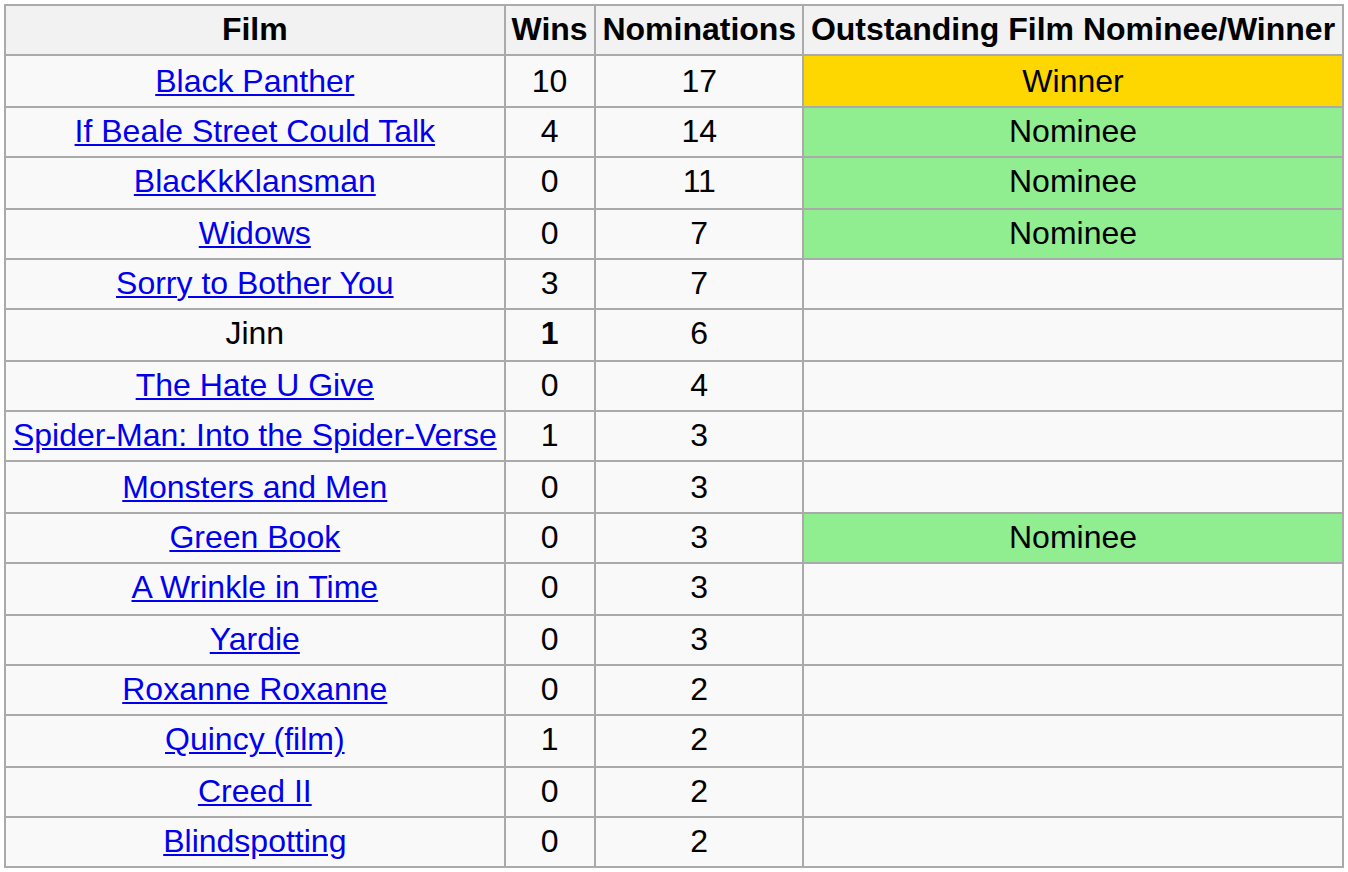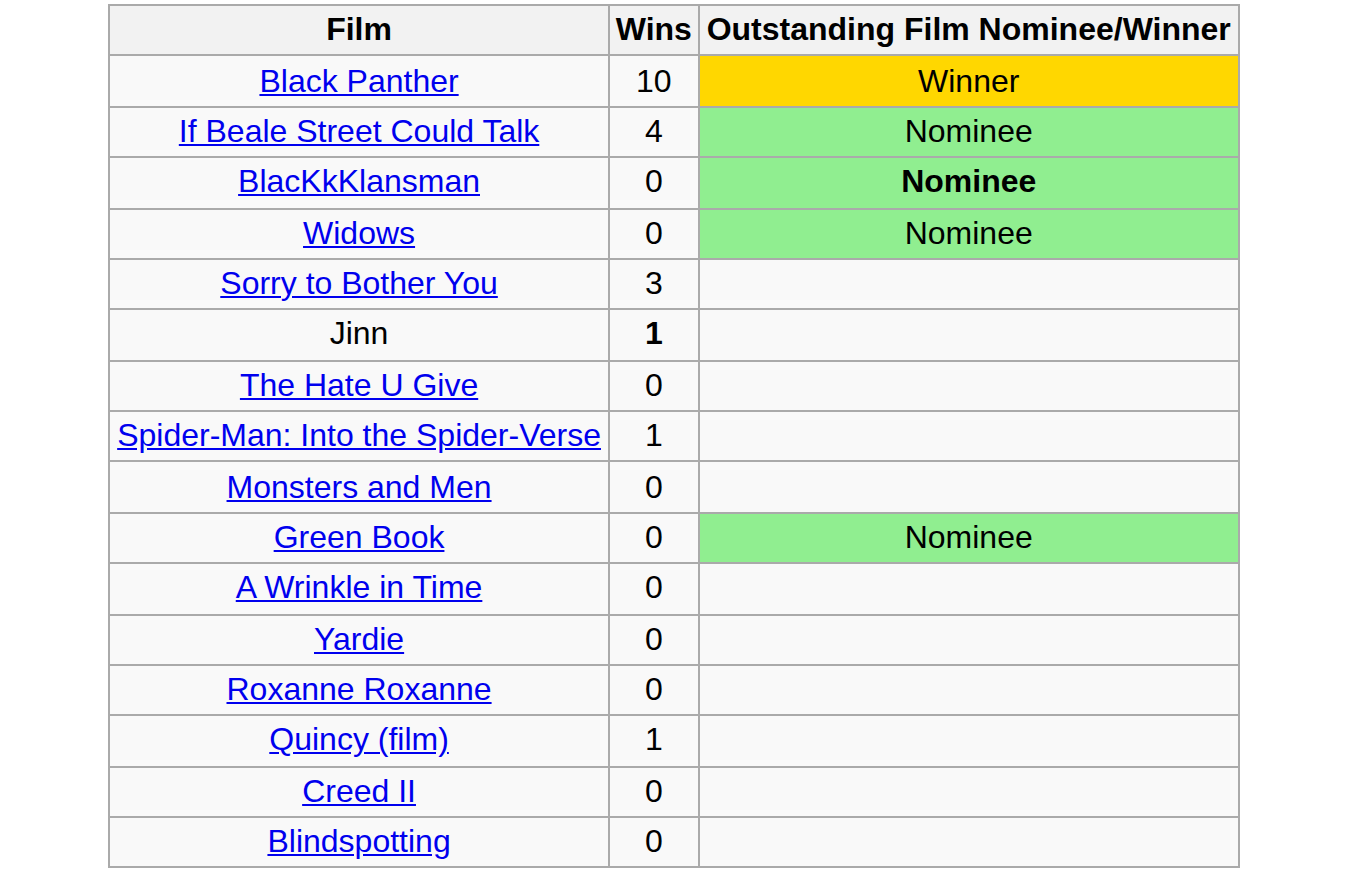- column: (699, 29)
(1073, 182) normal -> (969, 182) bold
